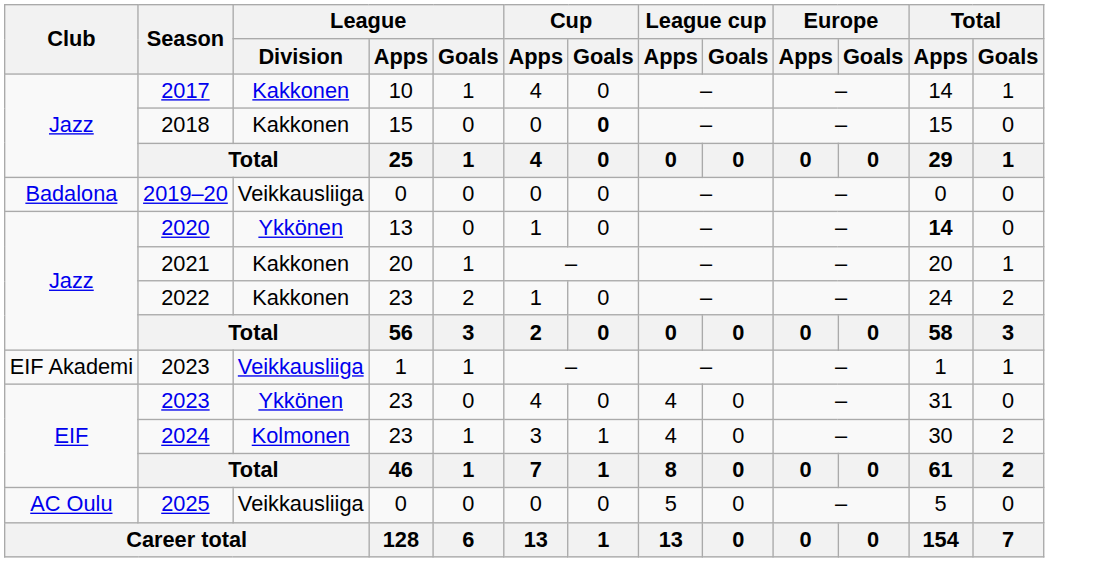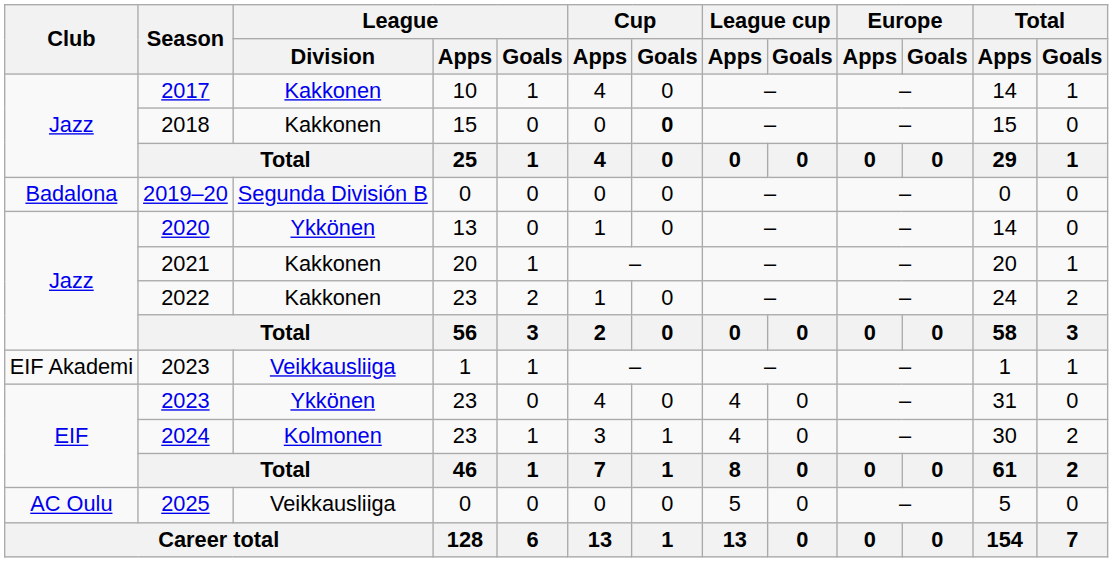(301, 194) Veikkausliiga -> (333, 194) Segunda División B
(941, 228) bold -> (1005, 228) normal
